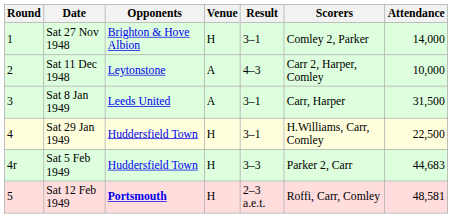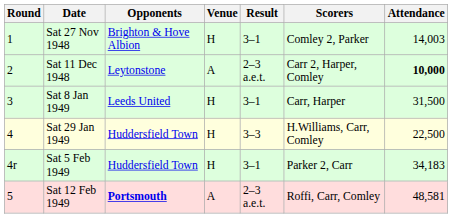(429, 38) 14,000 -> (429, 38) 14,003
(252, 70) 4–3 -> (254, 70) 2–3 a.e.t.
(429, 70) normal -> (429, 70) bold
(211, 102) A -> (211, 102) H
(252, 133) 3–1 -> (252, 133) 3–3
(252, 165) 3–3 -> (252, 165) 3–1
(429, 165) 44,683 -> (429, 165) 34,183
(211, 197) H -> (211, 197) A
